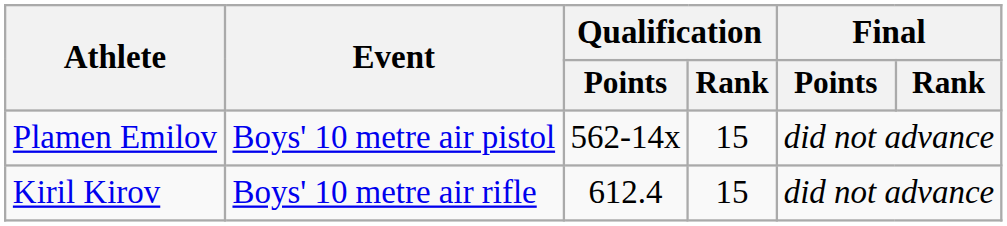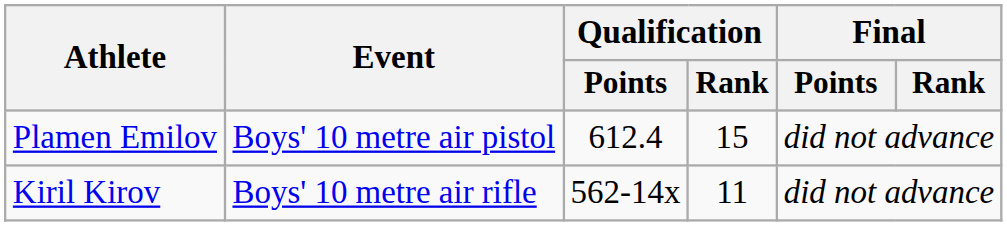(625, 137) 562-14x -> (625, 137) 612.4
(625, 192) 612.4 -> (625, 192) 562-14x
(732, 192) 15 -> (732, 192) 11
